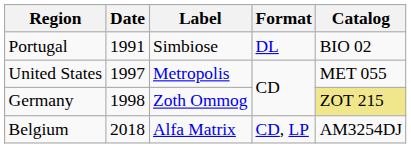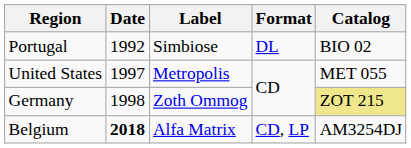(128, 45) 1991 -> (128, 45) 1992
(128, 128) normal -> (128, 128) bold
